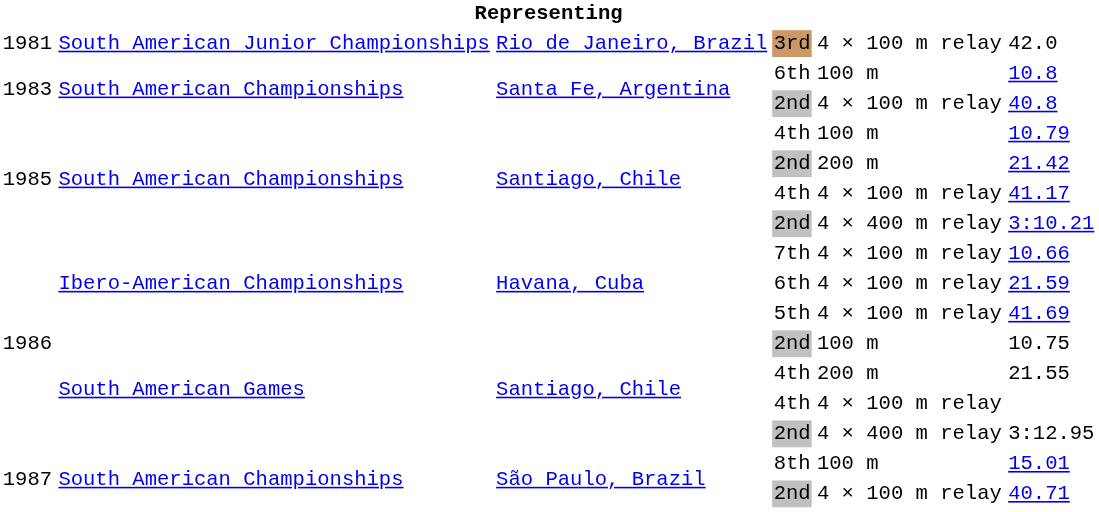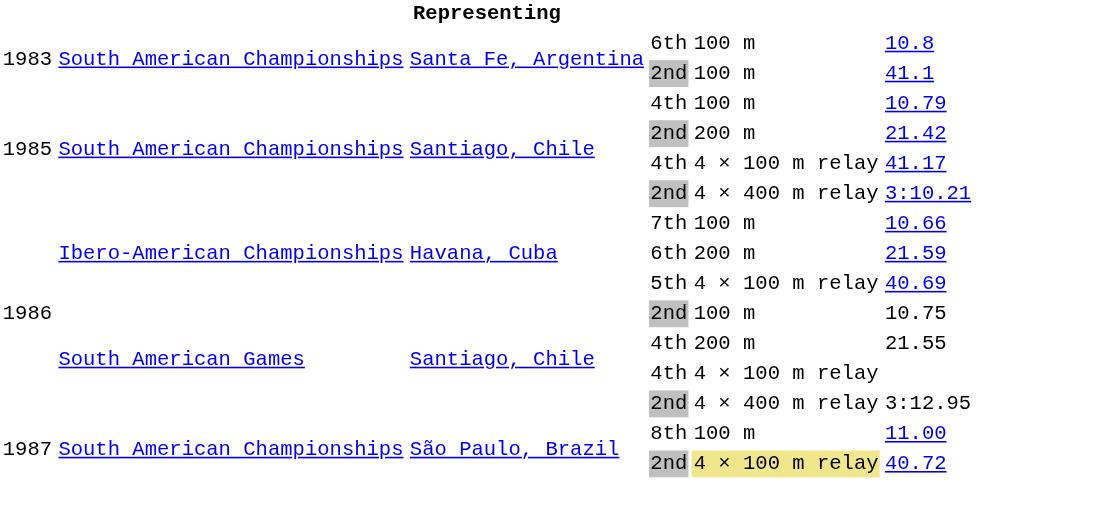- row: (27, 44)
(909, 104) 4 × 100 m relay -> (724, 74) 100 m
(1033, 104) 40.8 -> (910, 74) 41.1
(909, 254) 4 × 100 m relay -> (724, 224) 100 m
(909, 284) 4 × 100 m relay -> (724, 254) 200 m
(1039, 314) 41.69 -> (916, 284) 40.69
(1039, 464) 15.01 -> (916, 434) 11.00
(909, 494) no background -> (786, 464) khaki background
(1039, 494) 40.71 -> (916, 464) 40.72
